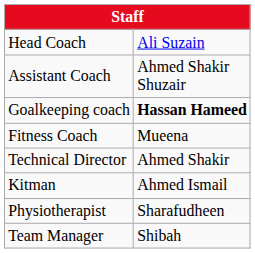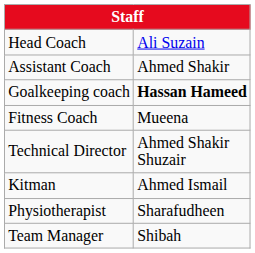(183, 76) Ahmed Shakir Shuzair -> (183, 67) Ahmed Shakir
(183, 160) Ahmed Shakir -> (183, 151) Ahmed Shakir Shuzair
